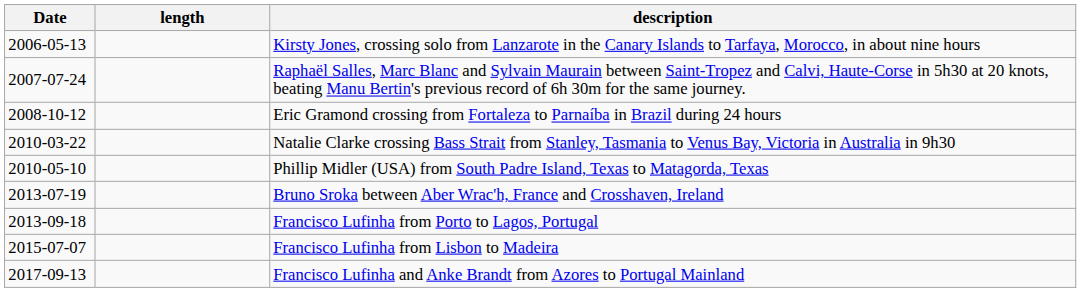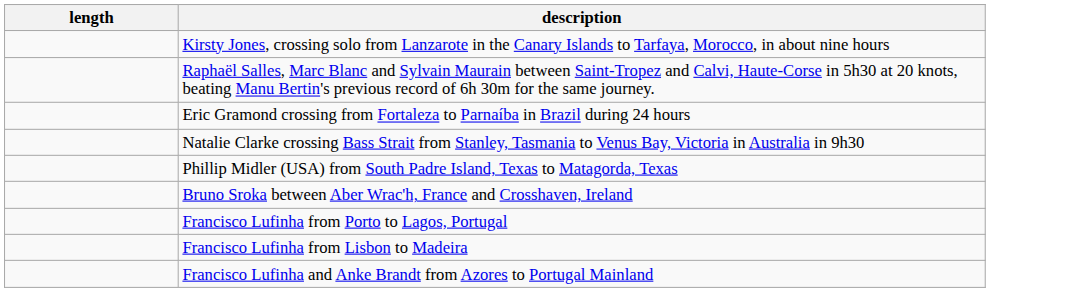- column: (50, 17)
